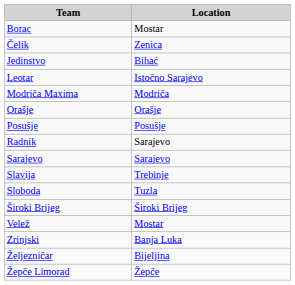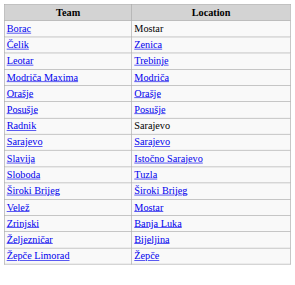- row: (26, 61)
(169, 77) Istočno Sarajevo -> (151, 61) Trebinje
(151, 175) Trebinje -> (169, 158) Istočno Sarajevo
